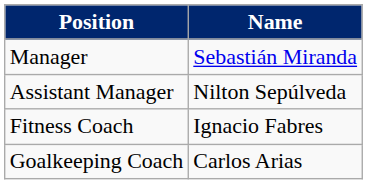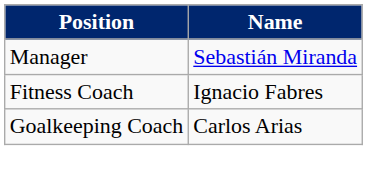- row: (92, 91)
